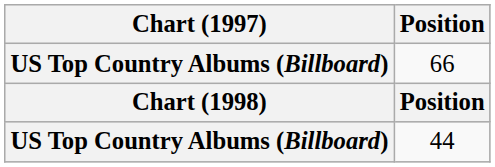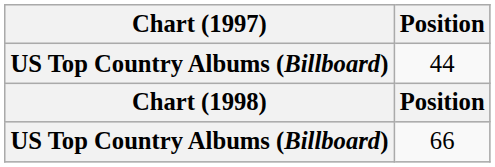rows swapped: (442, 63) <-> (442, 141)
